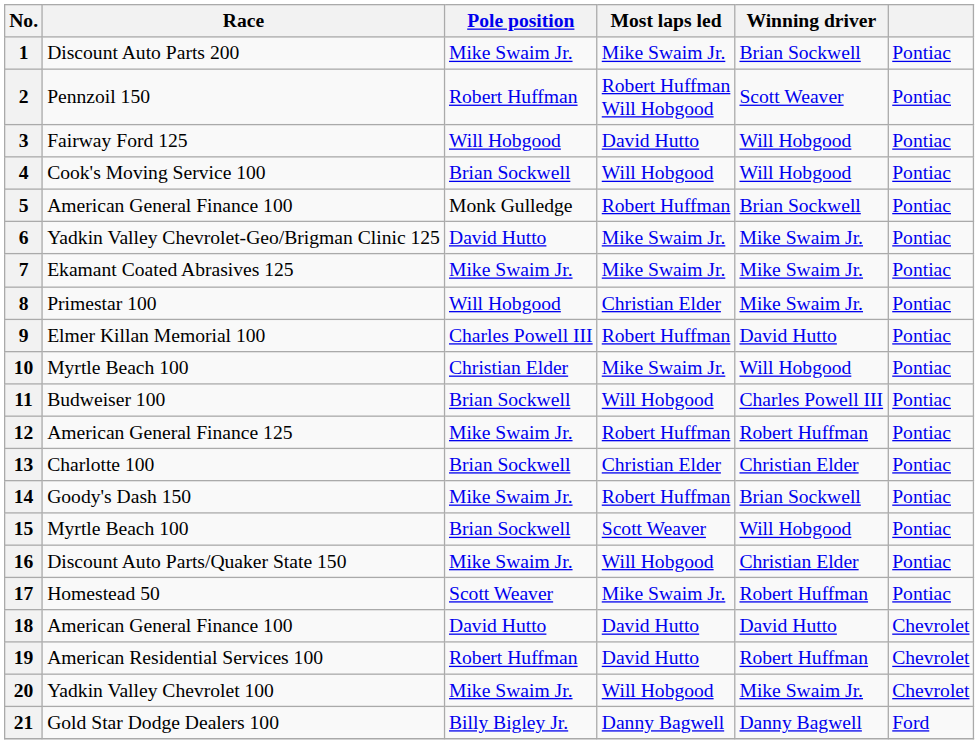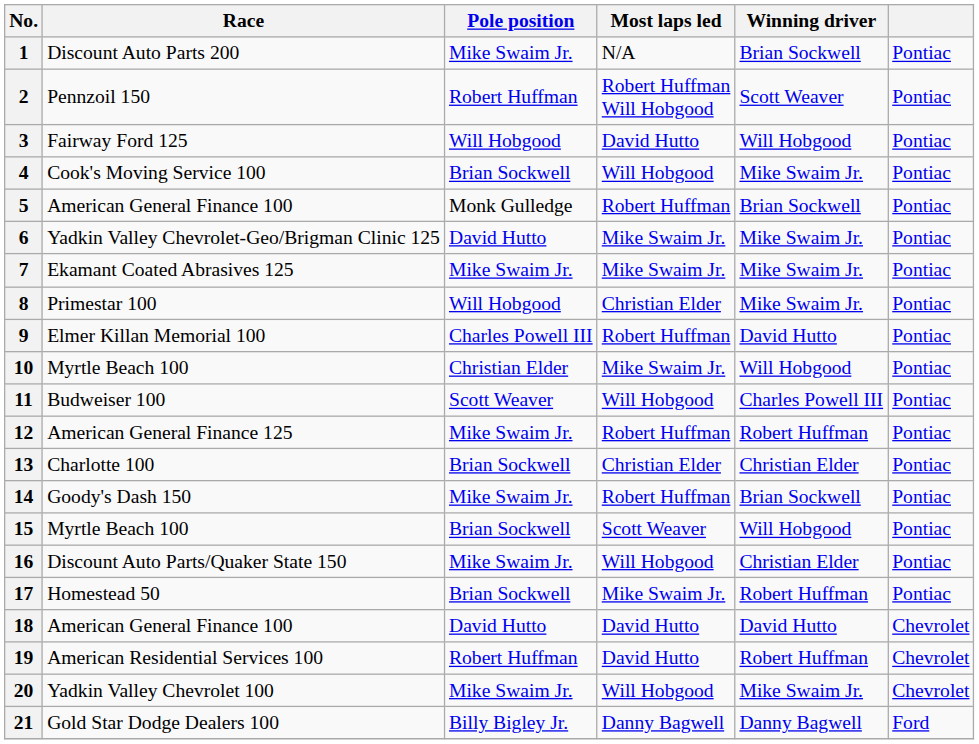(664, 53) Mike Swaim Jr. -> (619, 53) N/A
(795, 173) Will Hobgood -> (801, 173) Mike Swaim Jr.
(510, 399) Brian Sockwell -> (501, 399) Scott Weaver
(501, 593) Scott Weaver -> (510, 593) Brian Sockwell
